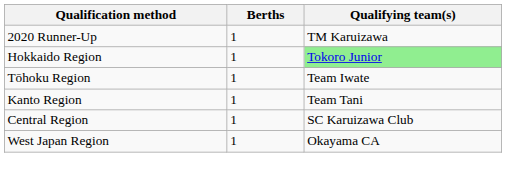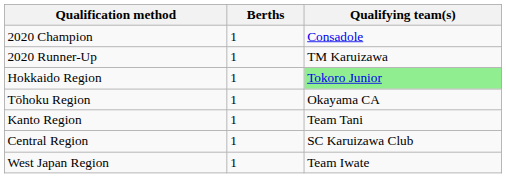+ row: (50, 36)
(338, 78) Team Iwate -> (343, 99) Okayama CA
(343, 141) Okayama CA -> (338, 162) Team Iwate
